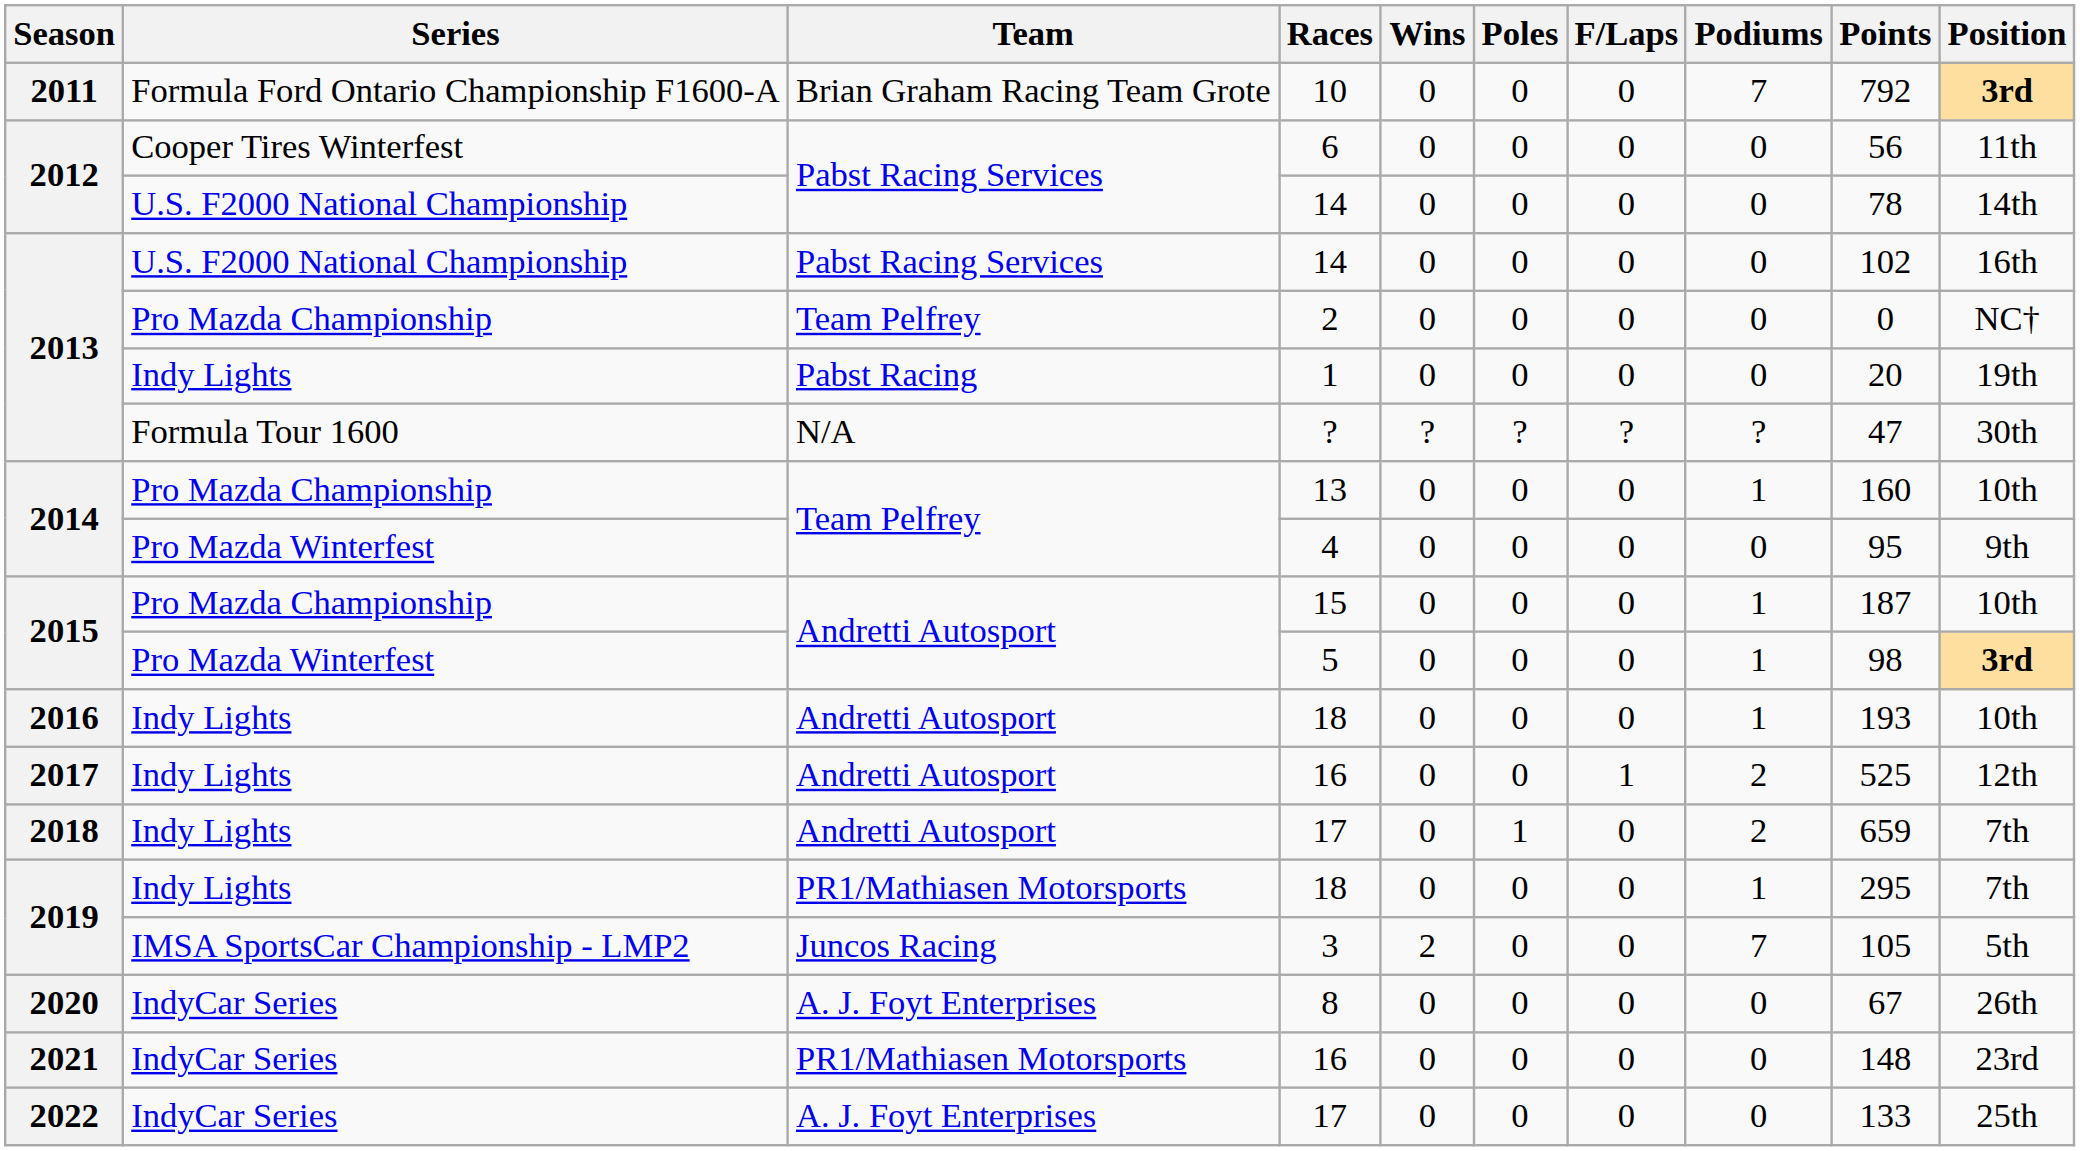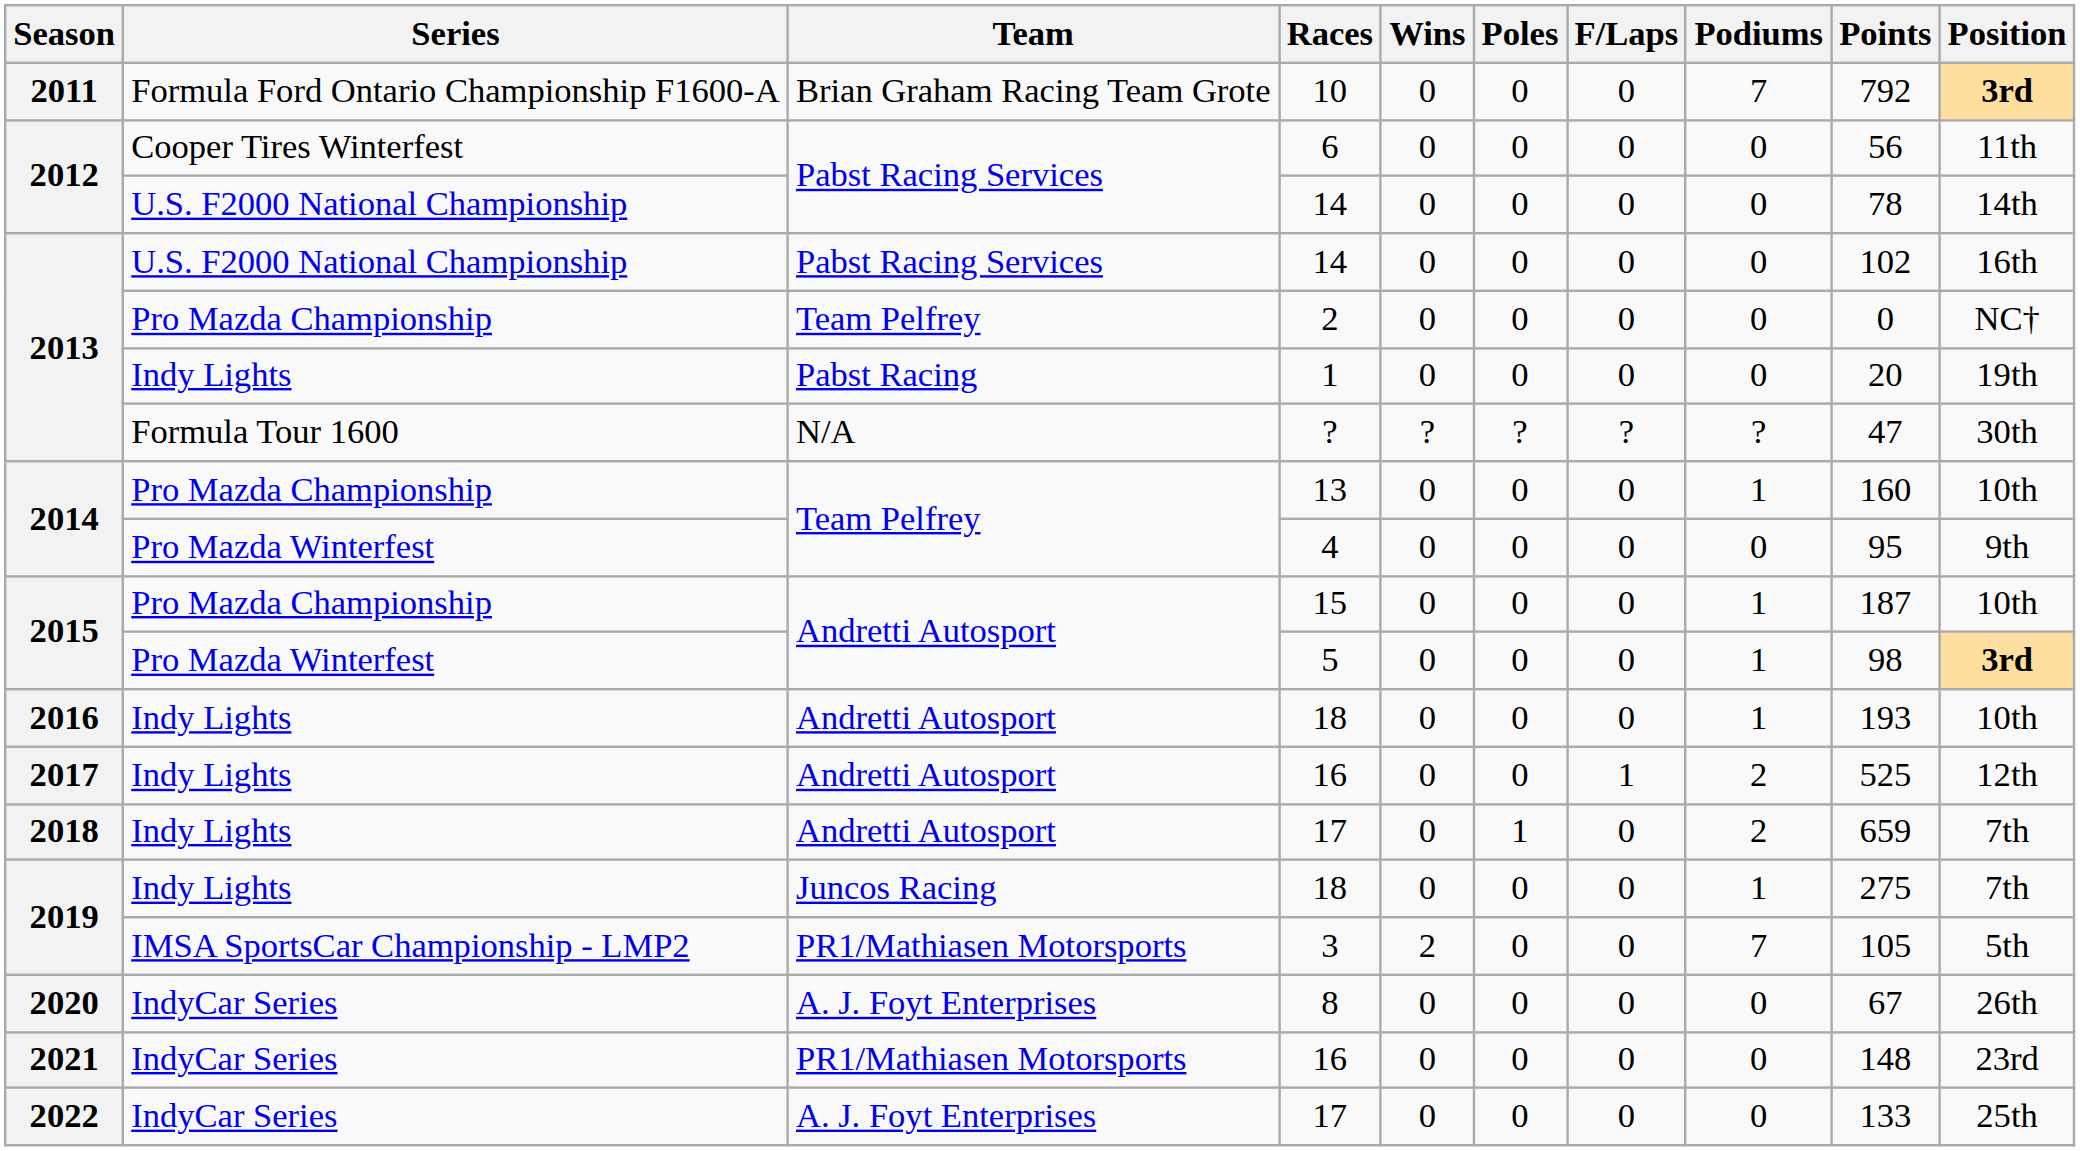(991, 888) PR1/Mathiasen Motorsports -> (896, 888) Juncos Racing
(1885, 888) 295 -> (1885, 888) 275
(896, 945) Juncos Racing -> (991, 945) PR1/Mathiasen Motorsports
